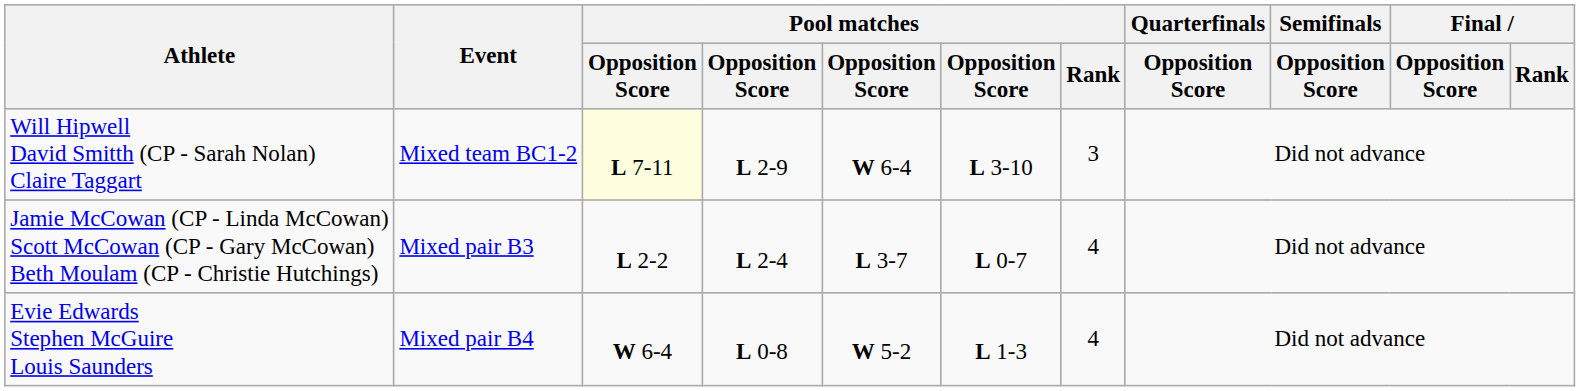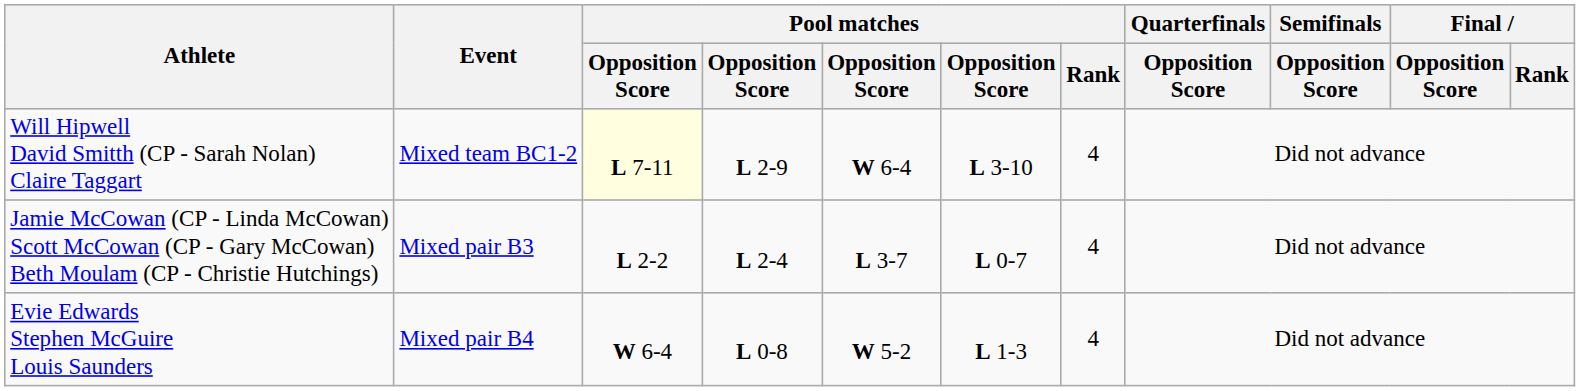(1093, 154) 3 -> (1093, 154) 4
